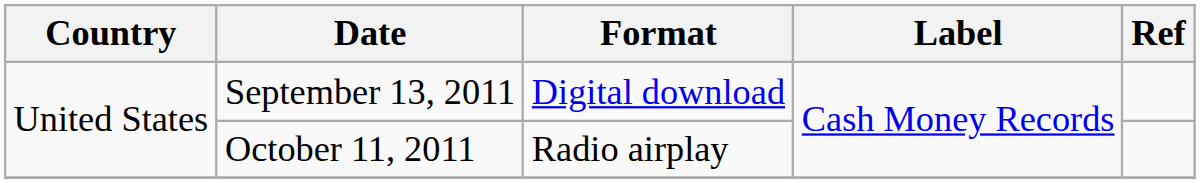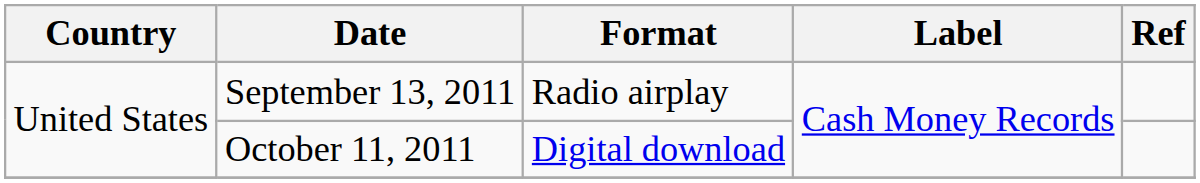(658, 90) Digital download -> (630, 90) Radio airplay
(630, 148) Radio airplay -> (658, 148) Digital download
